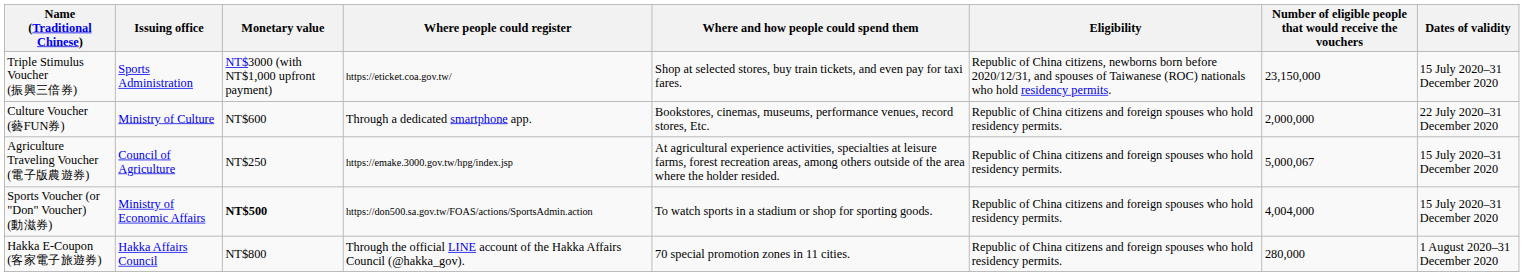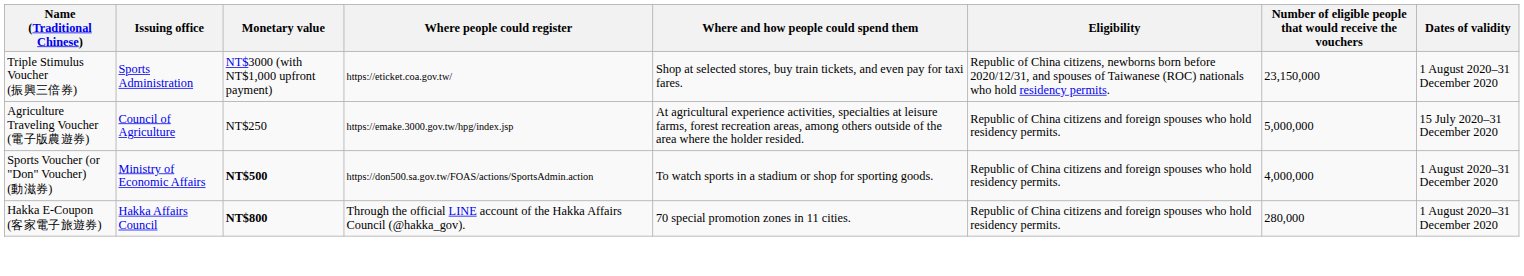(1461, 76) 15 July 2020–31 December 2020 -> (1465, 76) 1 August 2020–31 December 2020
- row: (48, 118)
(1290, 161) 5,000,067 -> (1289, 126) 5,000,000
(1290, 211) 4,004,000 -> (1289, 175) 4,000,000
(1461, 211) 15 July 2020–31 December 2020 -> (1465, 175) 1 August 2020–31 December 2020
(246, 254) normal -> (247, 218) bold
